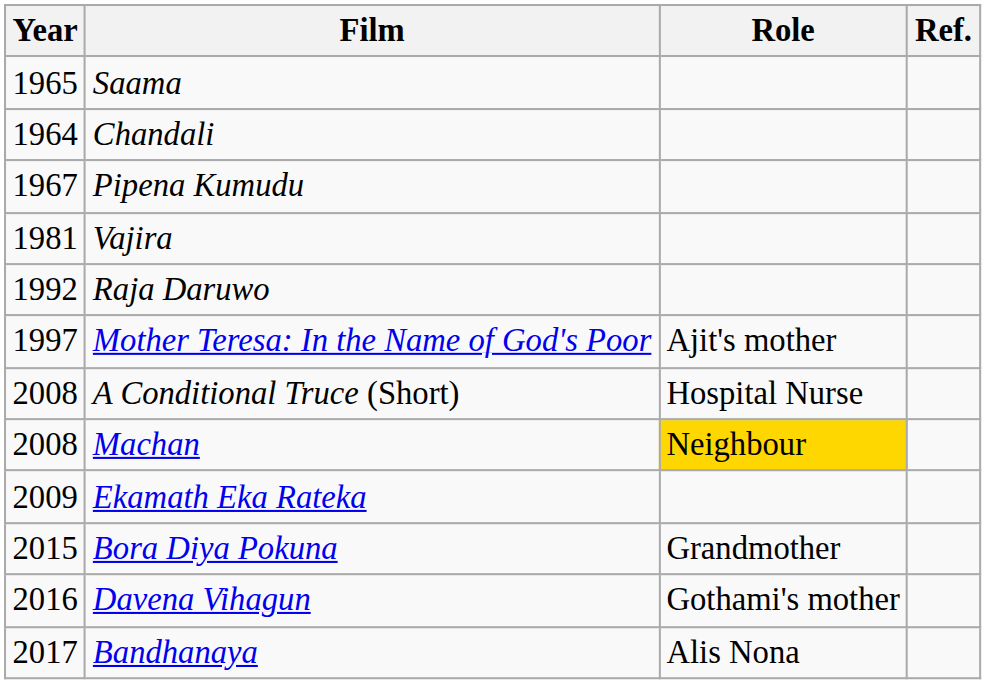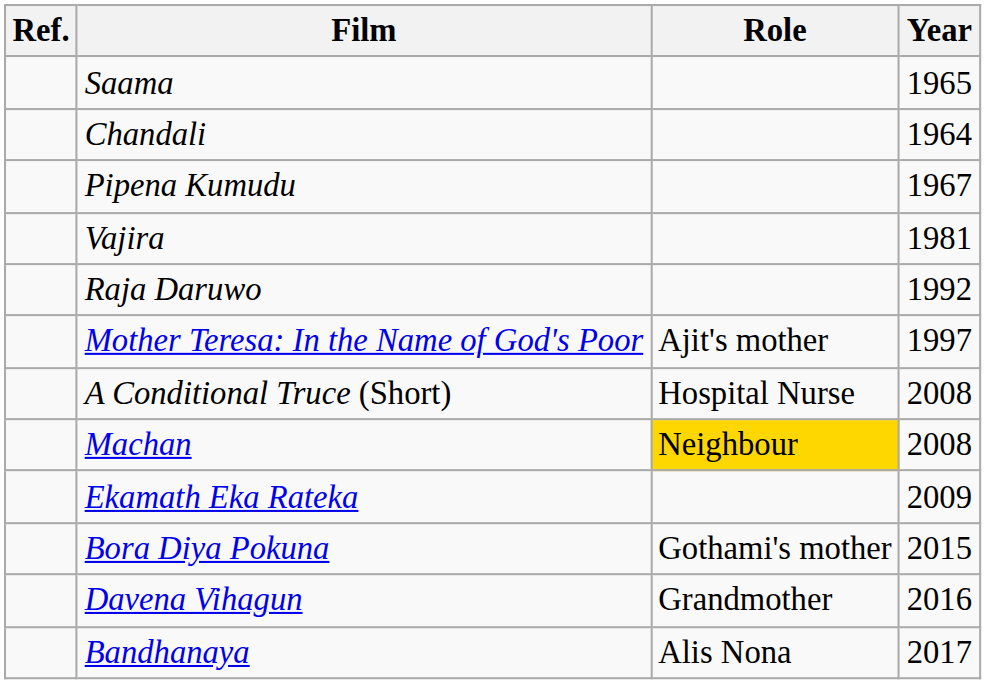columns swapped: (45, 30) <-> (943, 30)
(753, 548) Grandmother -> (775, 548) Gothami's mother
(783, 599) Gothami's mother -> (745, 599) Grandmother
